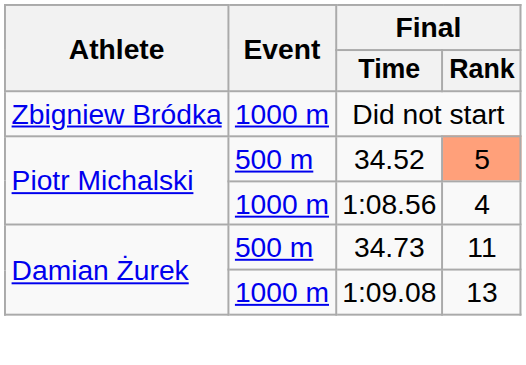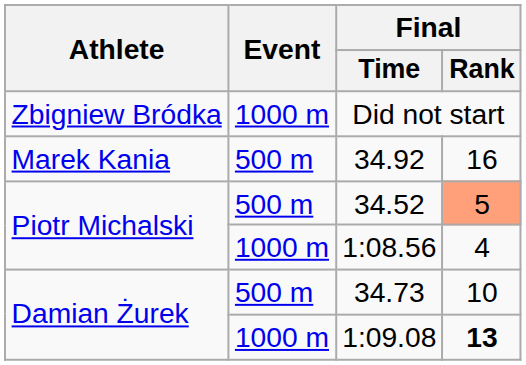+ row: (389, 159)
(482, 248) 11 -> (482, 293) 10
(482, 293) normal -> (482, 337) bold
